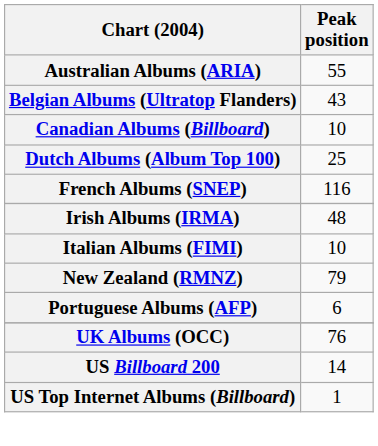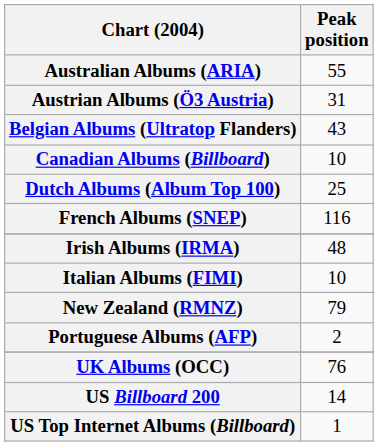+ row: (153, 99)
(337, 307) 6 -> (337, 337) 2
